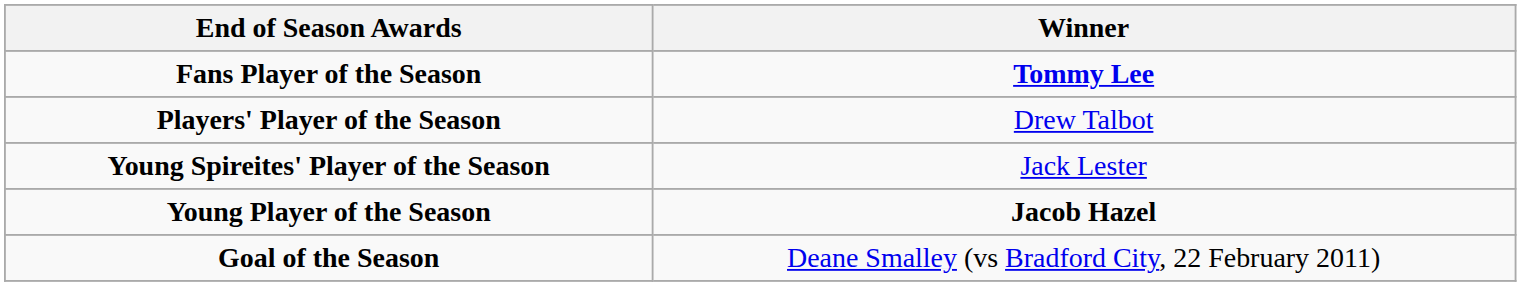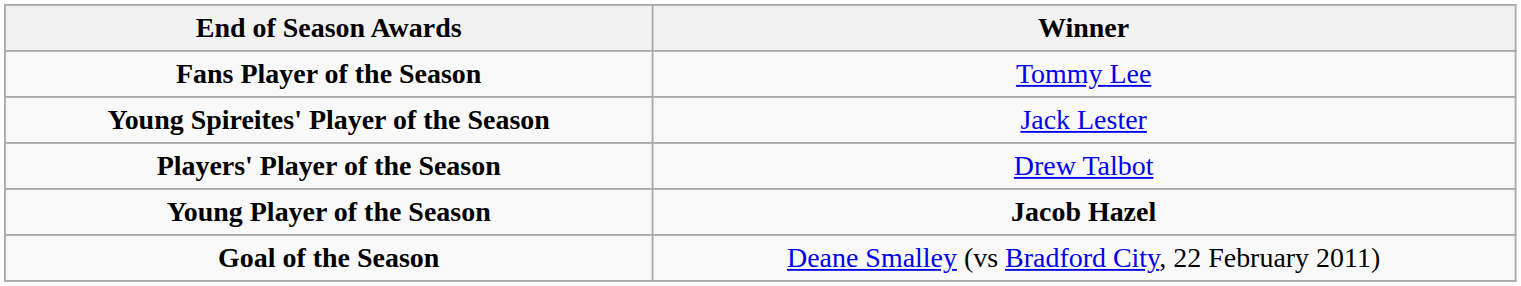(1084, 73) bold -> (1084, 73) normal
rows swapped: (329, 166) <-> (329, 119)
